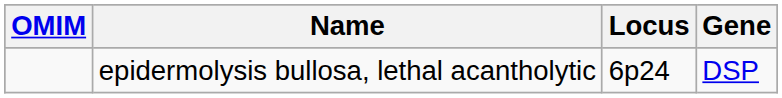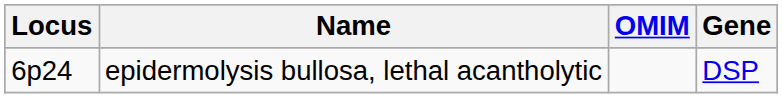columns swapped: (49, 26) <-> (649, 26)
